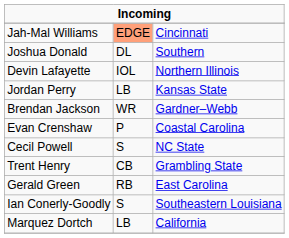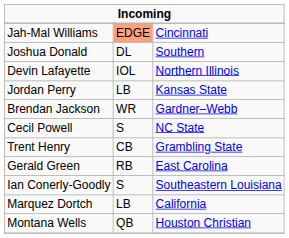- row: (49, 128)
+ row: (47, 223)
